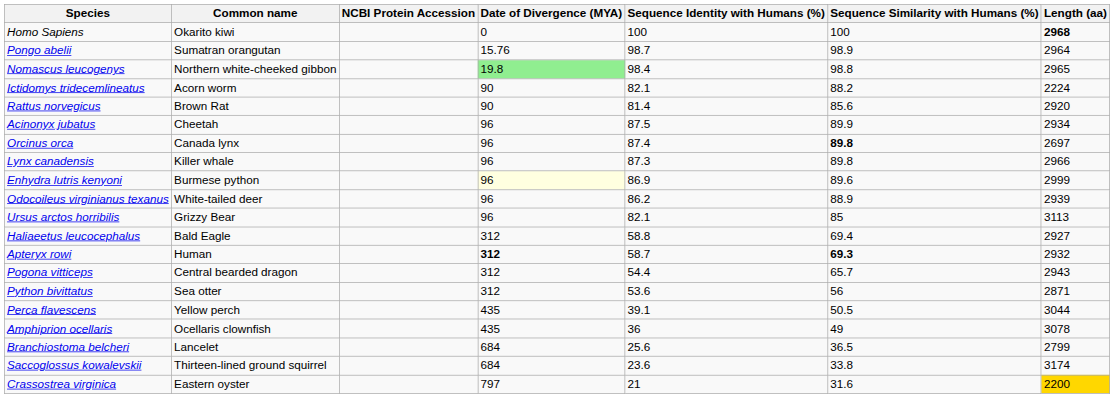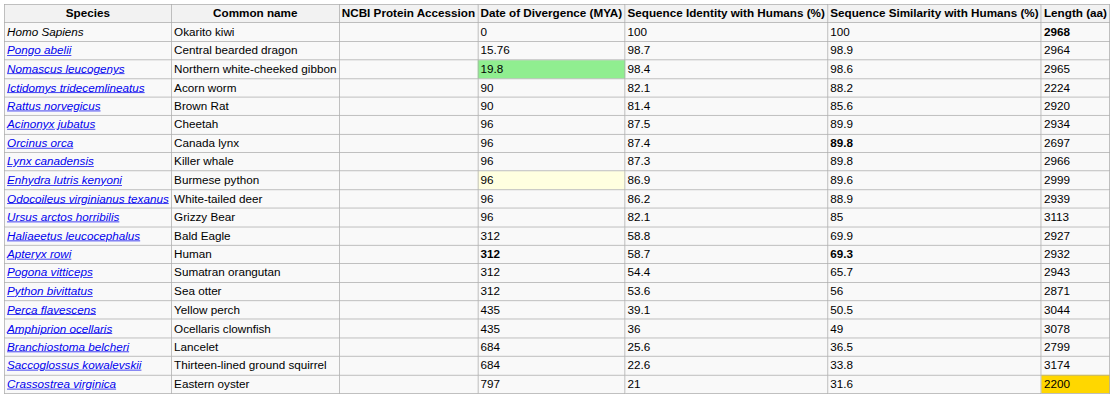(227, 50) Sumatran orangutan -> (236, 50) Central bearded dragon
(842, 69) 98.8 -> (842, 69) 98.6
(842, 236) 69.4 -> (842, 236) 69.9
(236, 273) Central bearded dragon -> (227, 273) Sumatran orangutan
(639, 365) 23.6 -> (639, 365) 22.6
